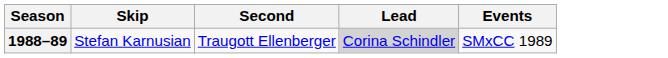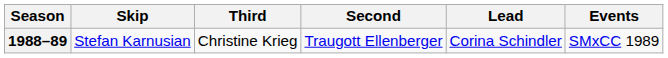+ column: (248, 16)
(399, 40) lightgrey background -> (506, 40) no background
